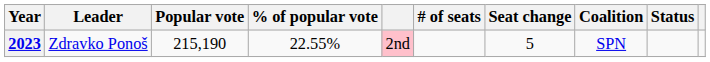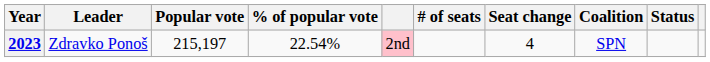(200, 43) 215,190 -> (200, 43) 215,197
(315, 43) 22.55% -> (315, 43) 22.54%
(530, 43) 5 -> (530, 43) 4
